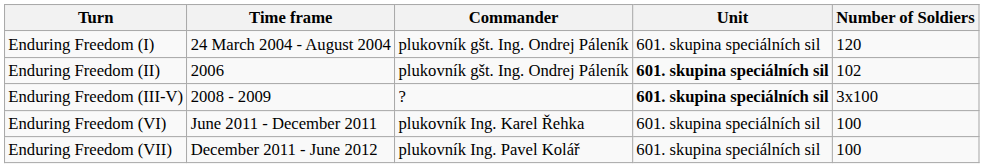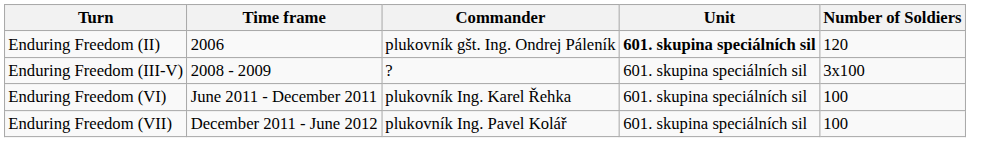- row: (81, 44)
(849, 70) 102 -> (836, 44) 120
(733, 96) bold -> (715, 70) normal
